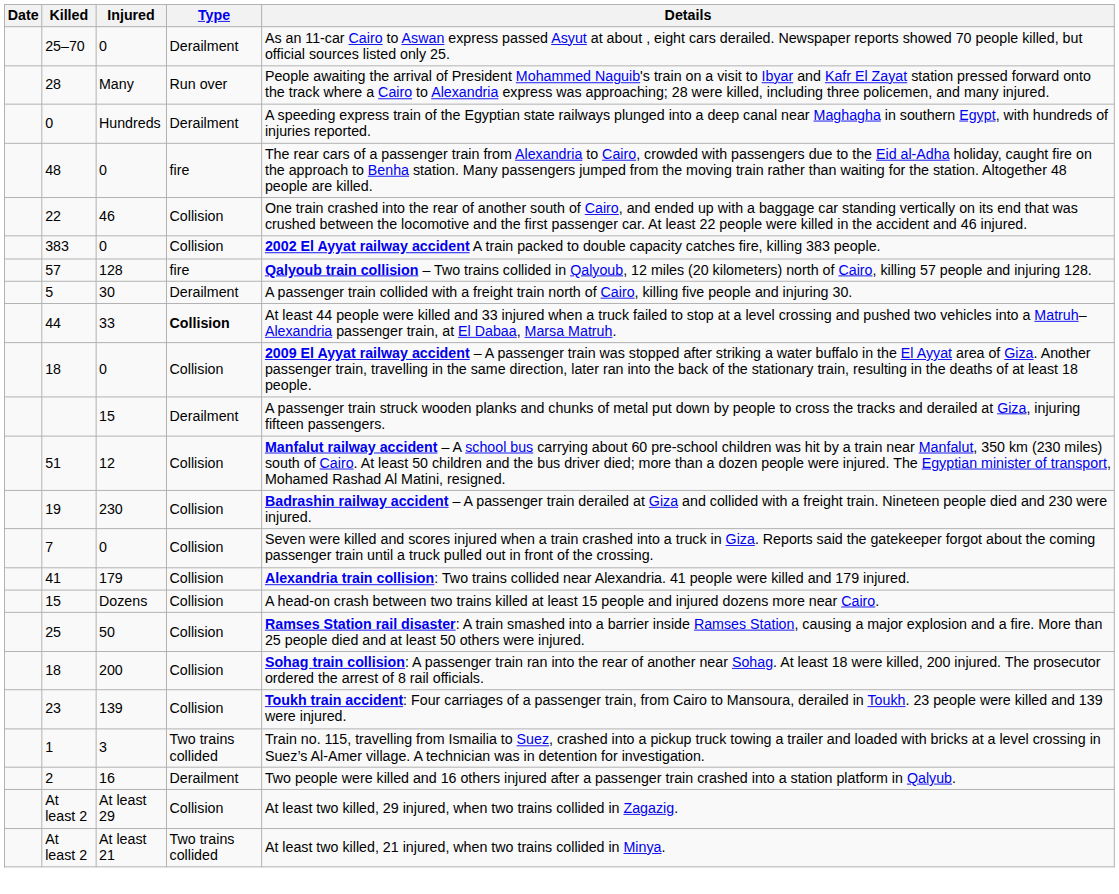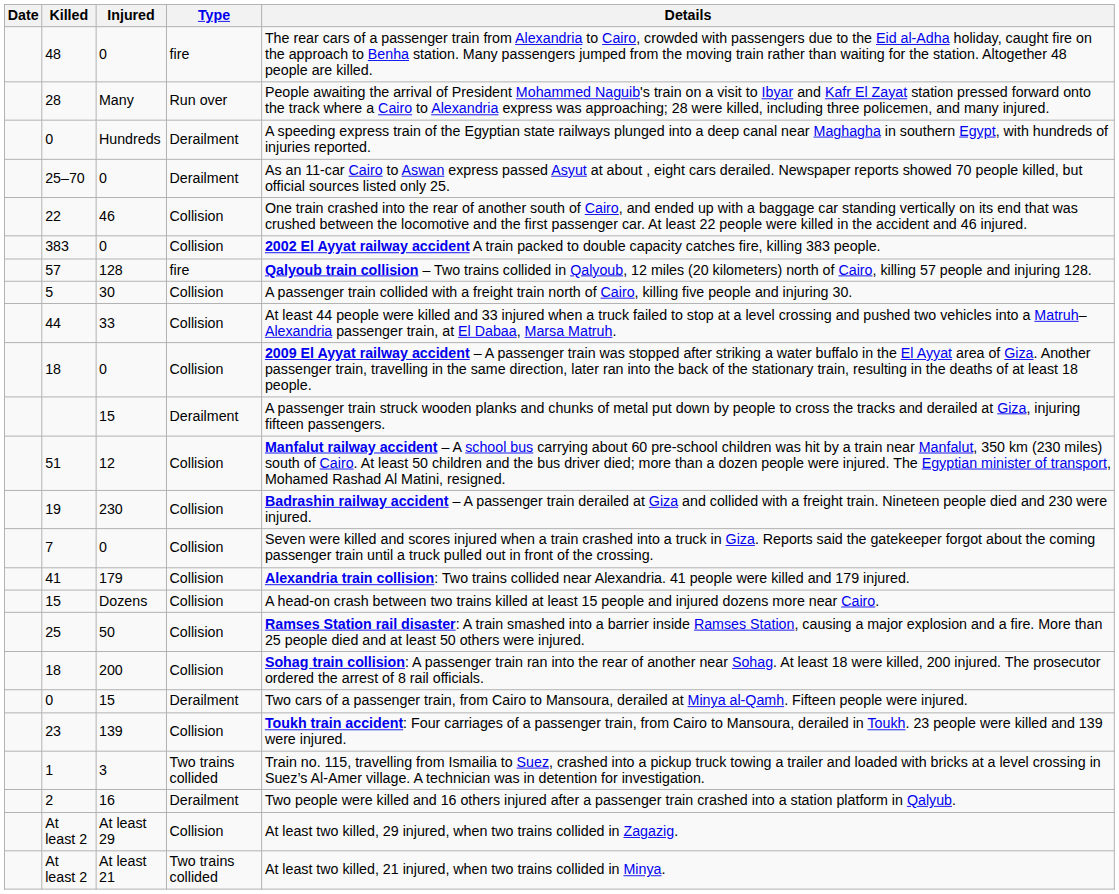rows swapped: (53, 170) <-> (65, 46)
(204, 292) Derailment -> (196, 292) Collision
(200, 323) bold -> (196, 323) normal
+ row: (49, 701)
